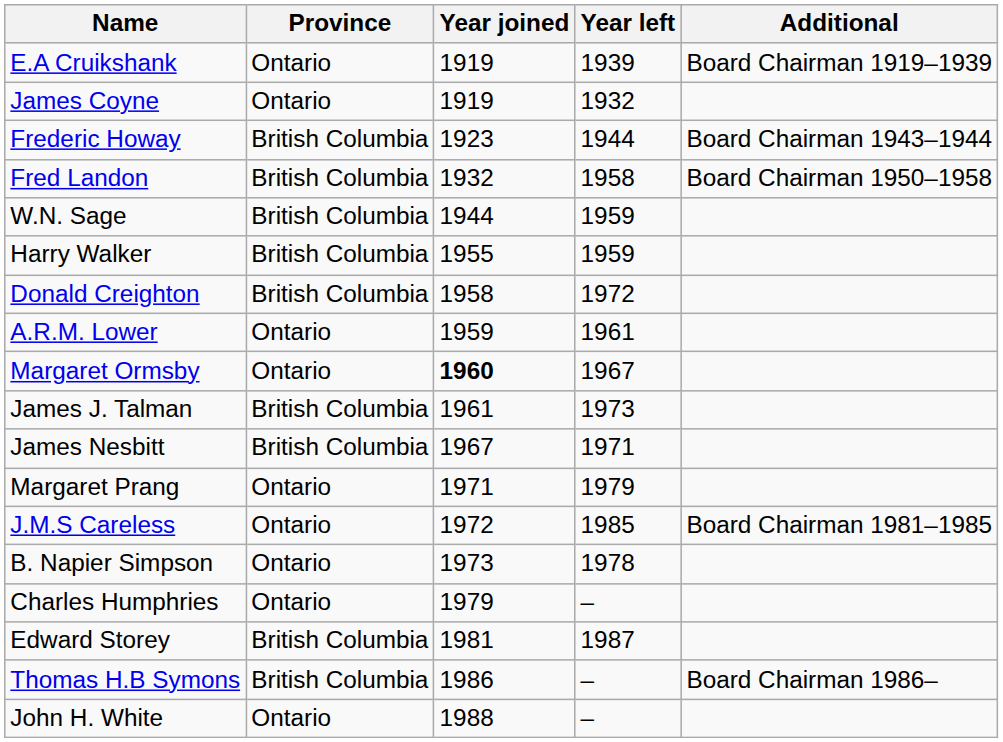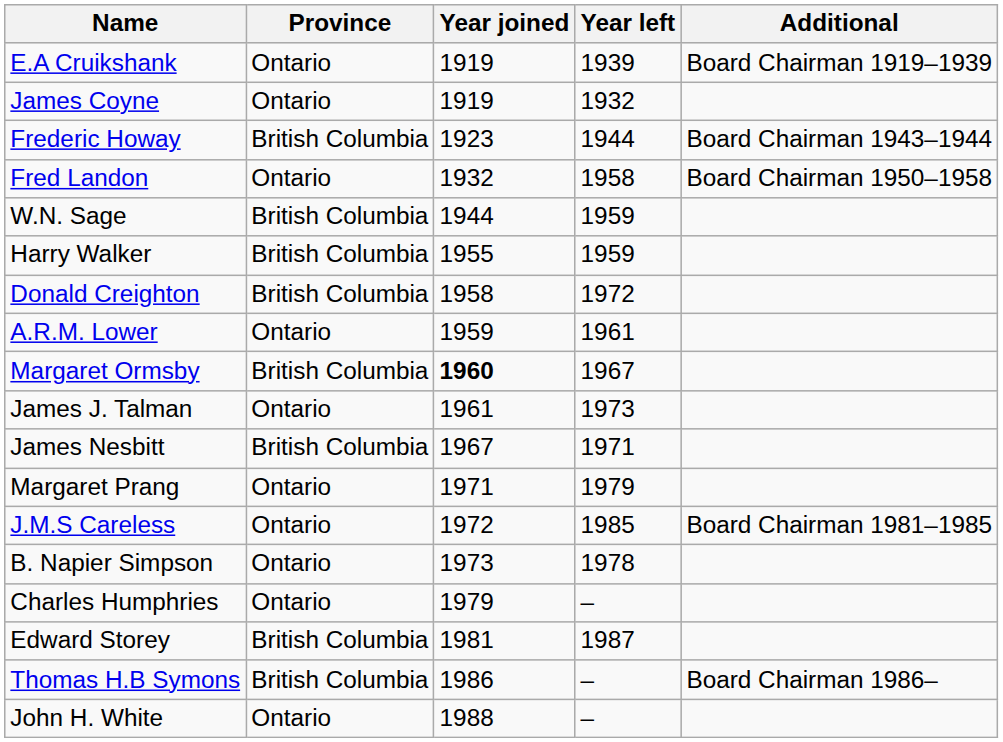(340, 178) British Columbia -> (291, 178) Ontario
(291, 370) Ontario -> (340, 370) British Columbia
(340, 409) British Columbia -> (291, 409) Ontario
